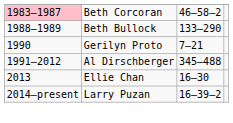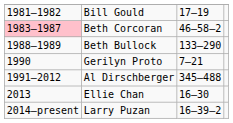+ row: (114, 13)
